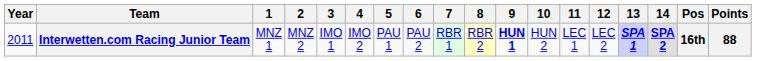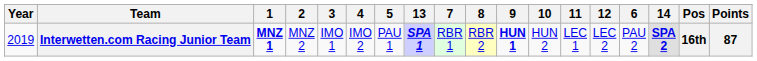columns swapped: (418, 14) <-> (633, 14)
(20, 39) 2011 -> (21, 39) 2019
(269, 39) normal -> (270, 39) bold
(730, 39) 88 -> (731, 39) 87
